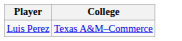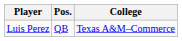+ column: (63, 12)
